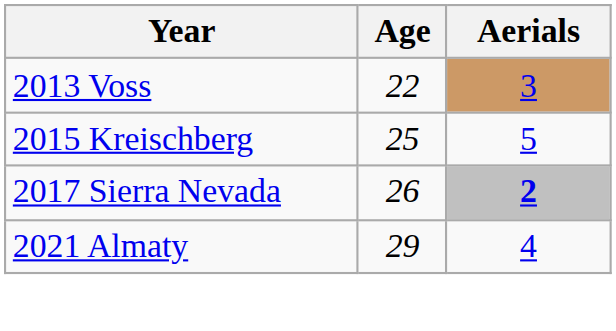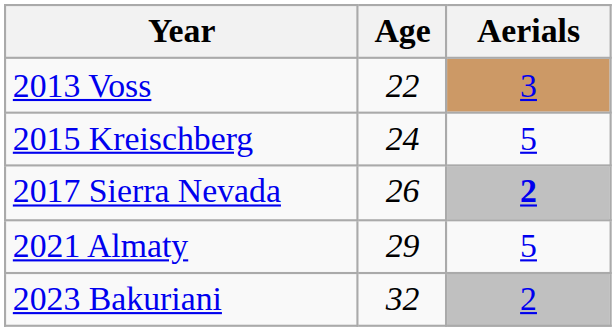(403, 138) 25 -> (403, 138) 24
(529, 245) 4 -> (529, 245) 5
+ row: (117, 298)
